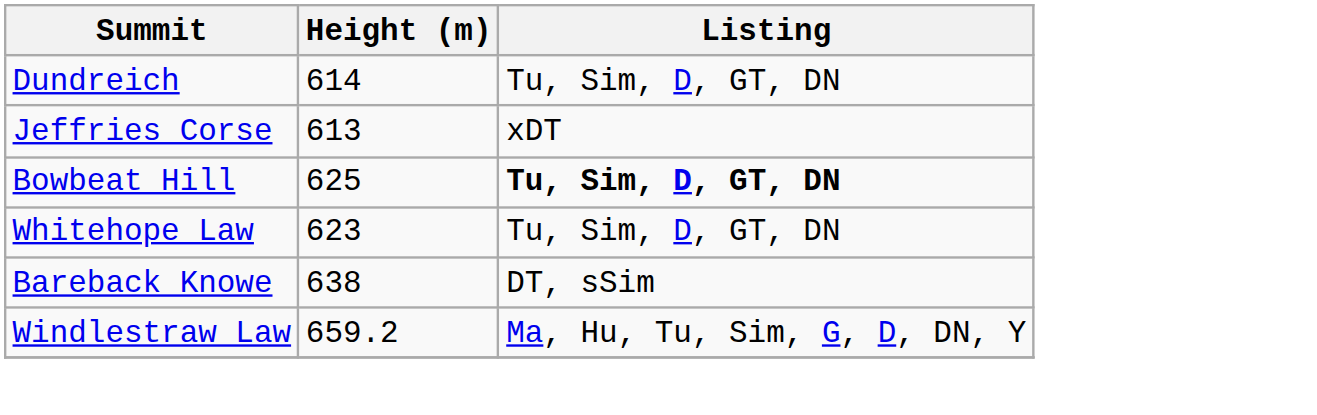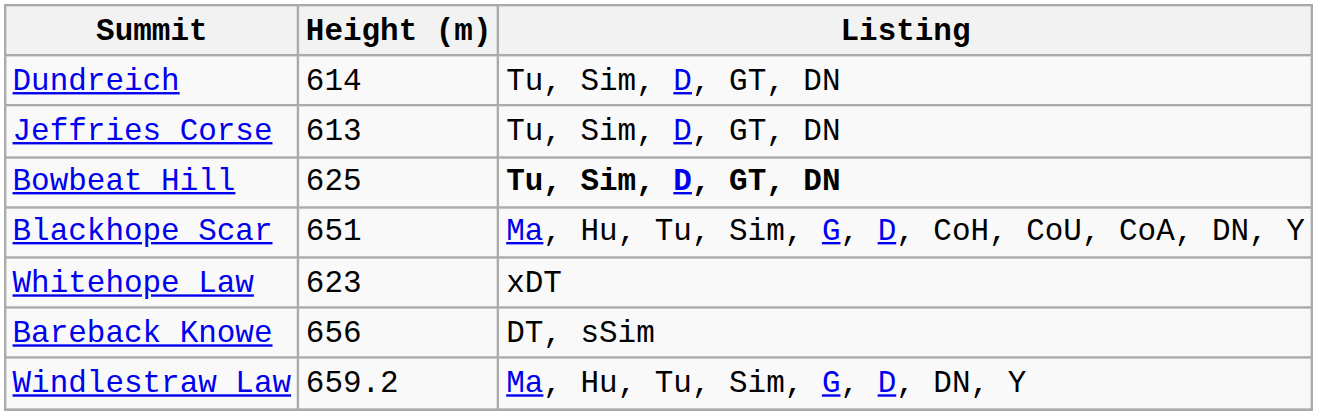(534, 131) xDT -> (673, 131) Tu, Sim, D, GT, DN
+ row: (143, 232)
(673, 232) Tu, Sim, D, GT, DN -> (534, 283) xDT
(334, 283) 638 -> (334, 333) 656
